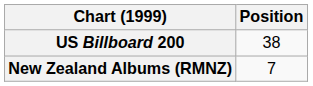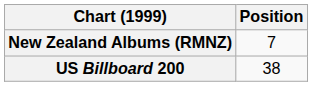rows swapped: (120, 68) <-> (120, 42)
